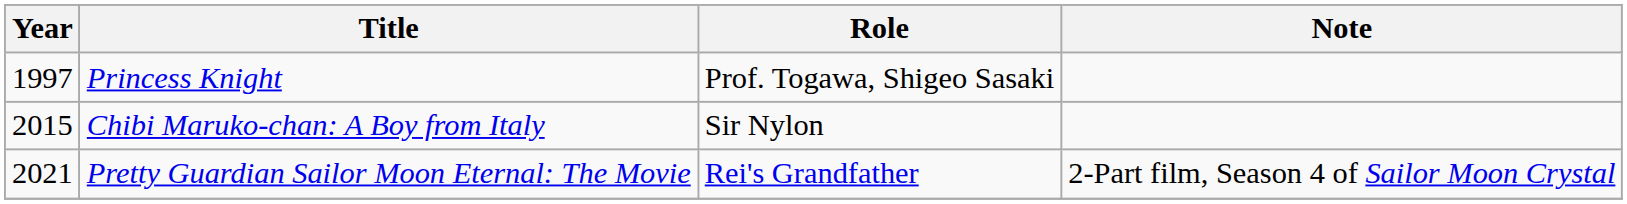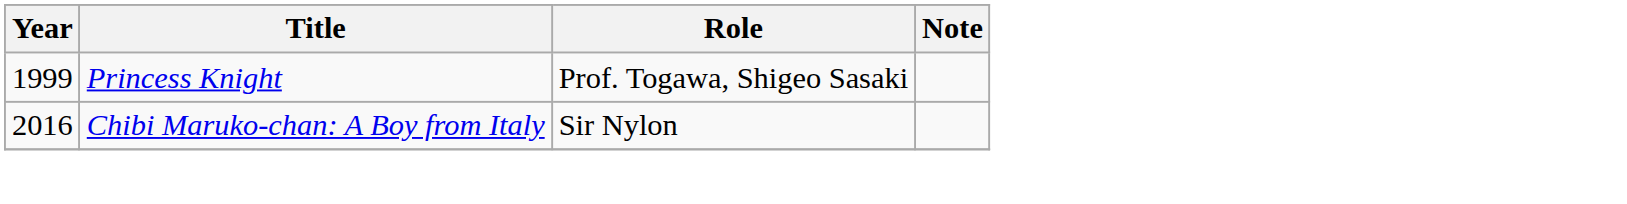(42, 76) 1997 -> (42, 76) 1999
(42, 125) 2015 -> (42, 125) 2016
- row: (389, 173)
